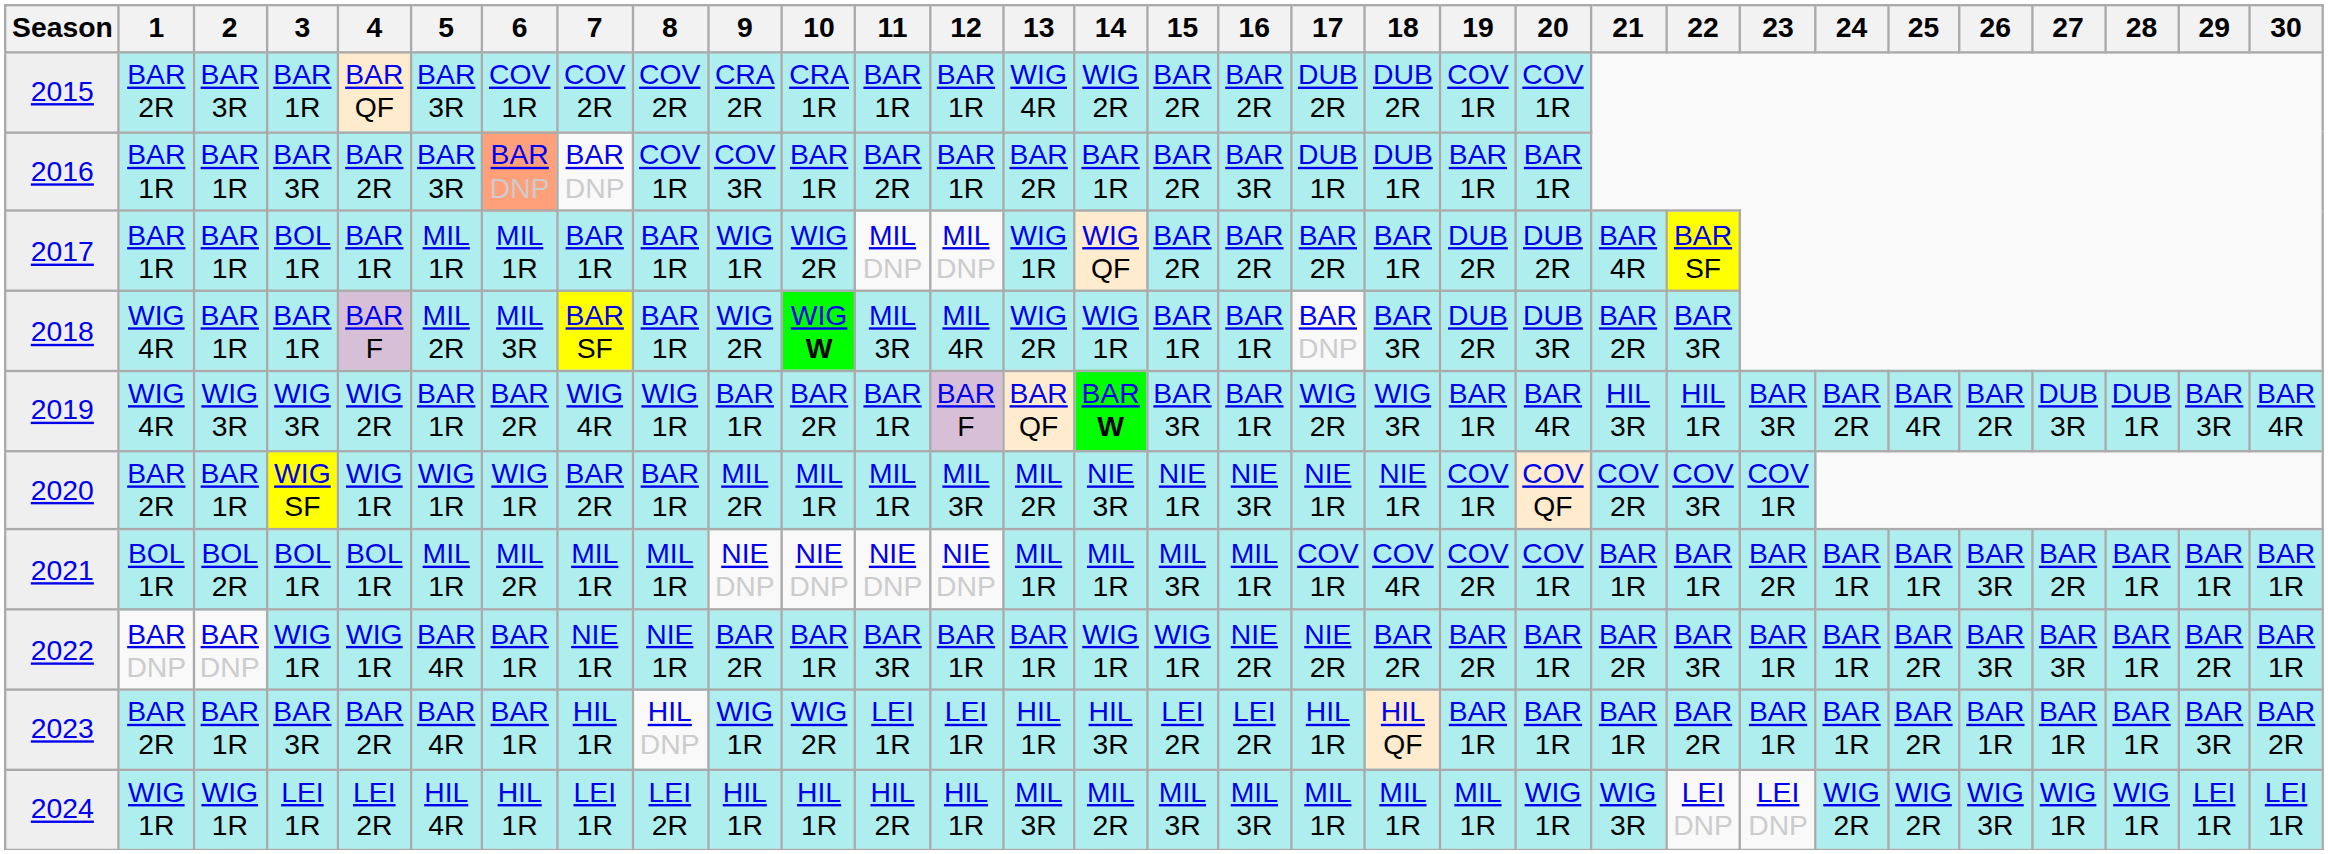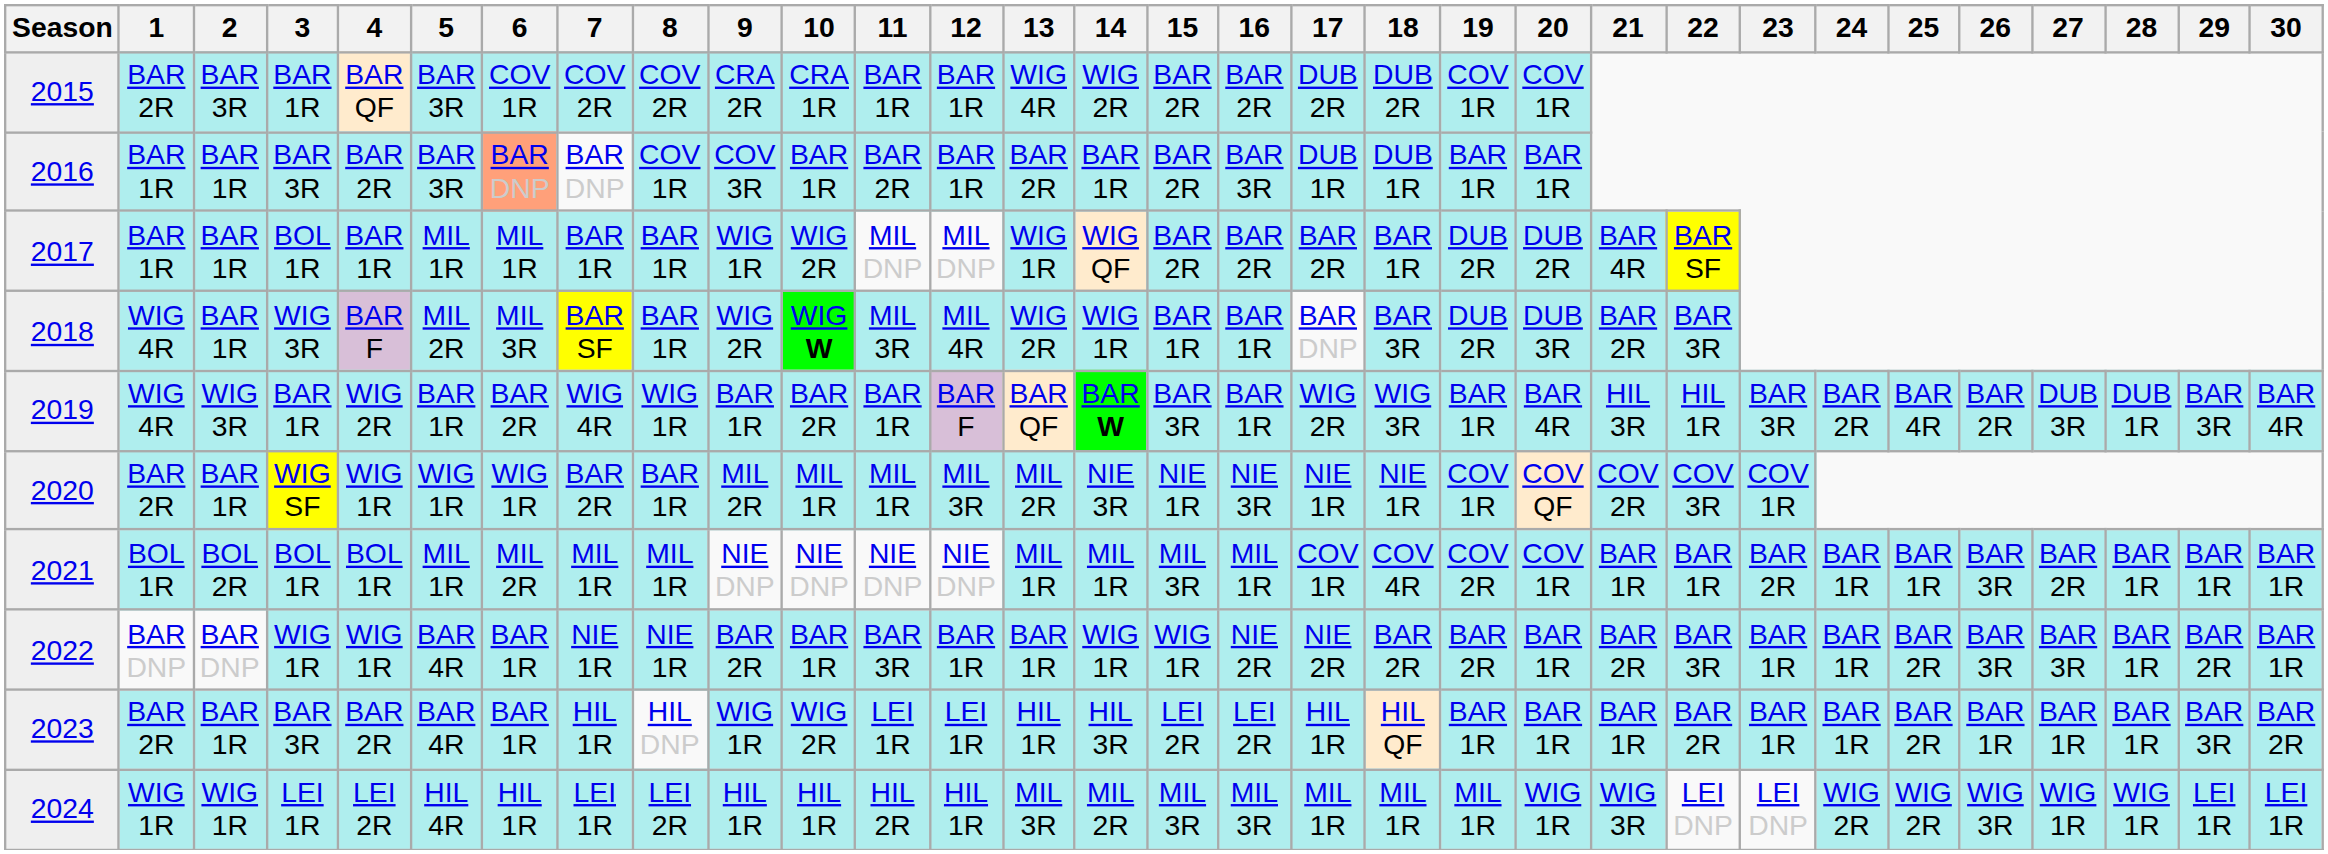(302, 331) BAR 1R -> (302, 331) WIG 3R
(302, 411) WIG 3R -> (302, 411) BAR 1R
